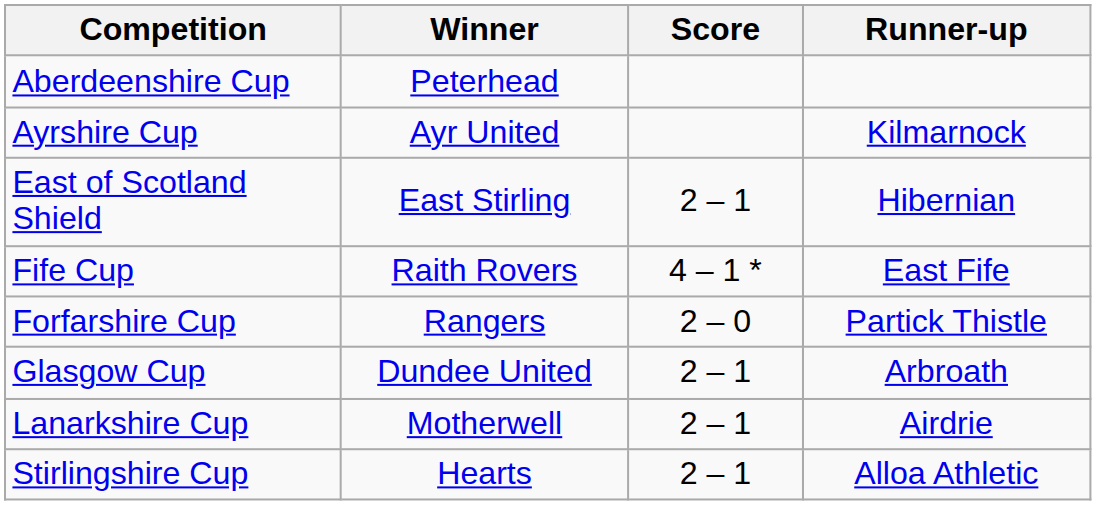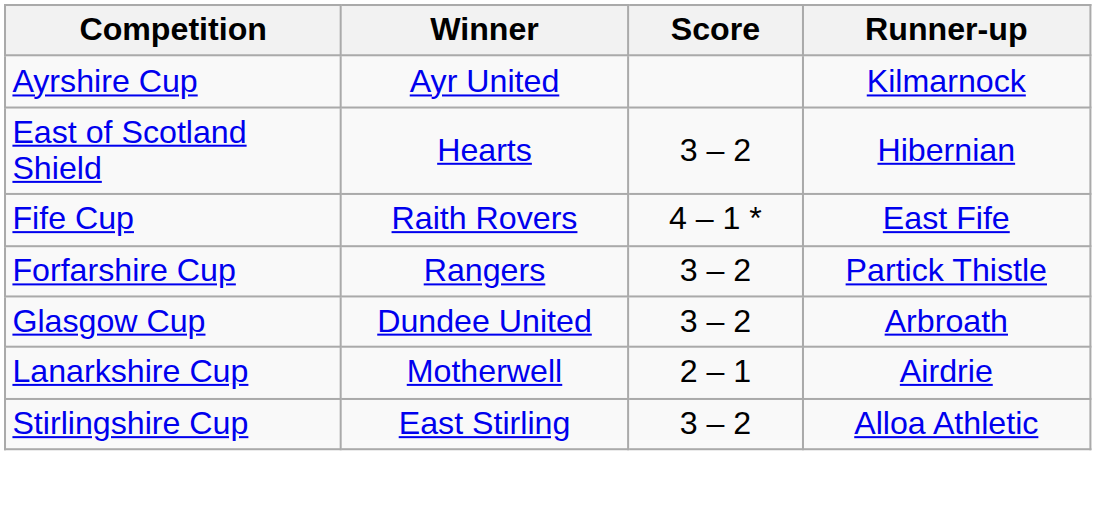- row: (151, 81)
(485, 201) East Stirling -> (485, 150) Hearts
(715, 201) 2 – 1 -> (715, 150) 3 – 2
(715, 321) 2 – 0 -> (715, 270) 3 – 2
(715, 372) 2 – 1 -> (715, 321) 3 – 2
(485, 474) Hearts -> (485, 423) East Stirling
(715, 474) 2 – 1 -> (715, 423) 3 – 2
